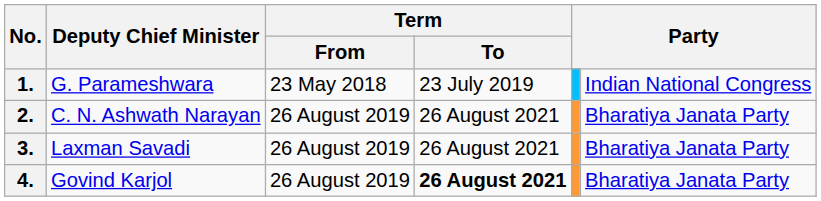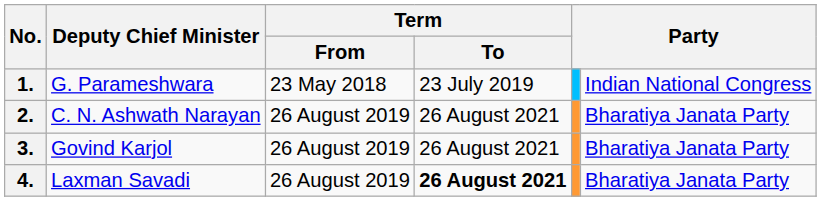(121, 148) Laxman Savadi -> (112, 148) Govind Karjol
(112, 180) Govind Karjol -> (121, 180) Laxman Savadi
